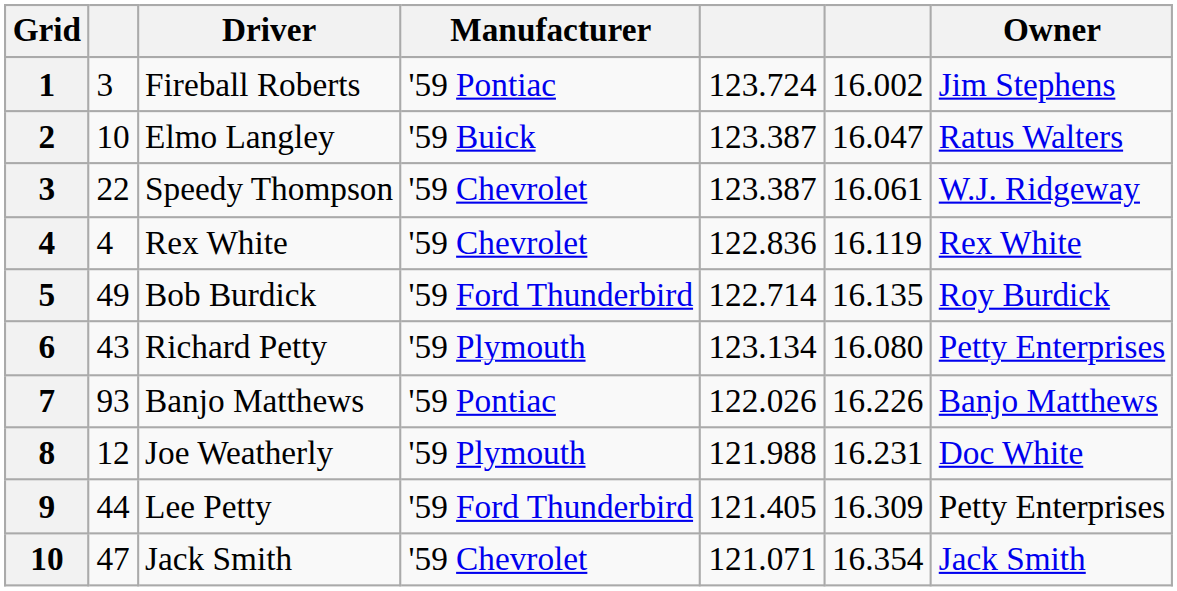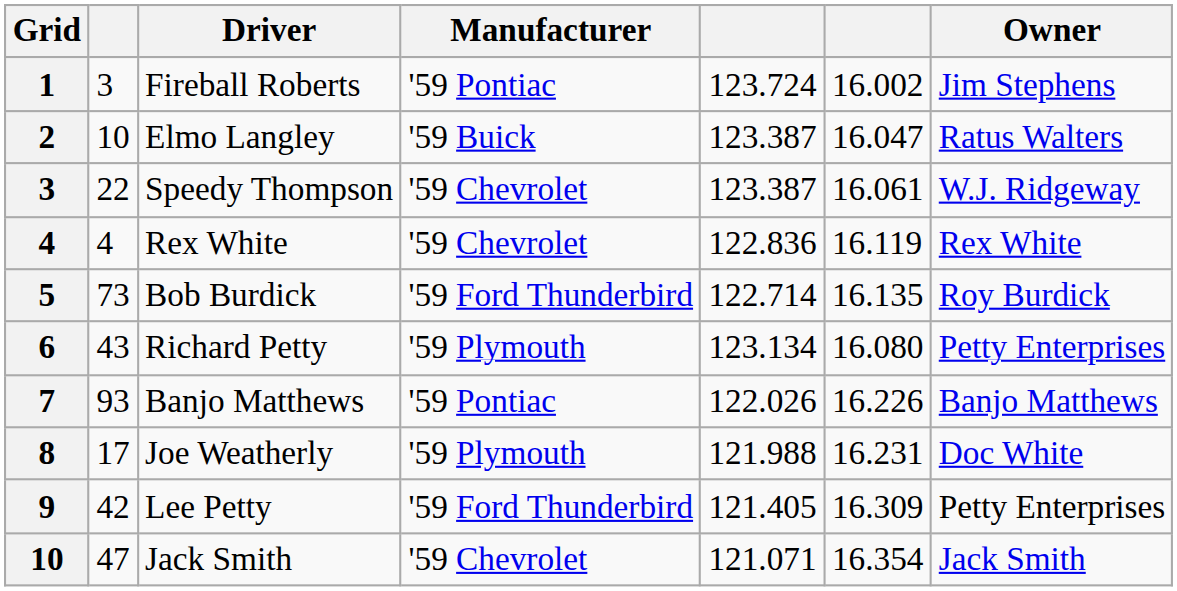(113, 294) 49 -> (113, 294) 73
(113, 453) 12 -> (113, 453) 17
(113, 505) 44 -> (113, 505) 42
